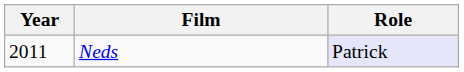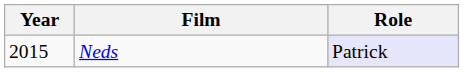(28, 50) 2011 -> (29, 50) 2015
